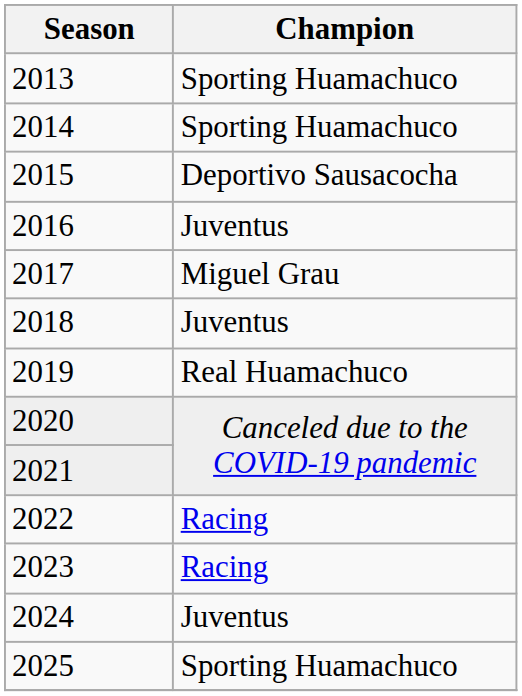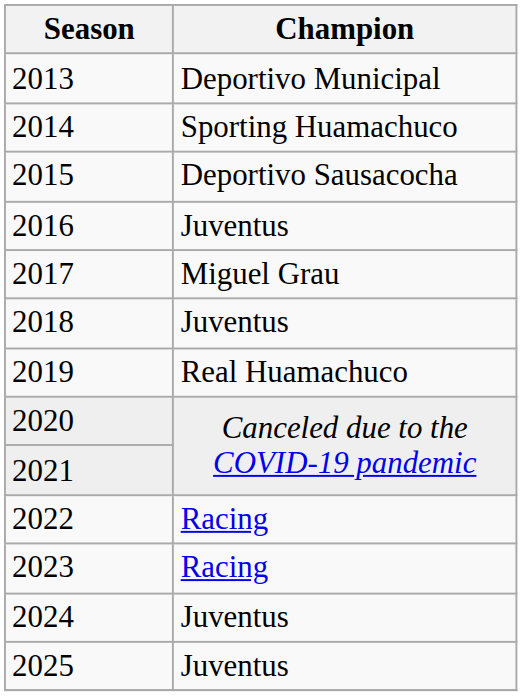(319, 77) Sporting Huamachuco -> (311, 77) Deportivo Municipal
(319, 665) Sporting Huamachuco -> (235, 665) Juventus
